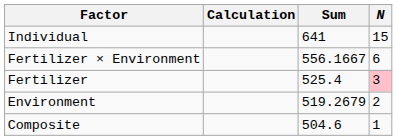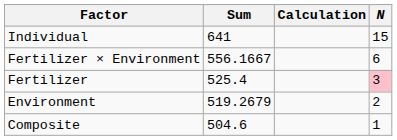columns swapped: (251, 15) <-> (334, 15)
